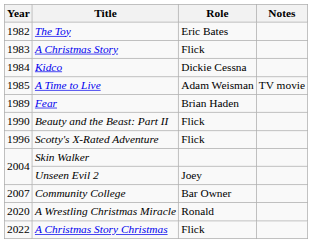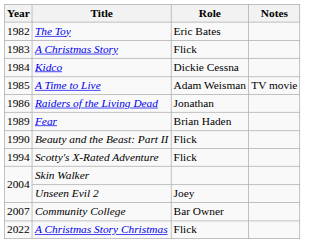+ row: (96, 103)
(18, 139) 1996 -> (18, 157) 1994
- row: (105, 211)
